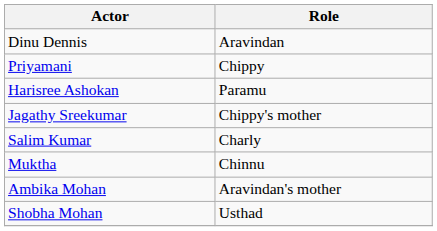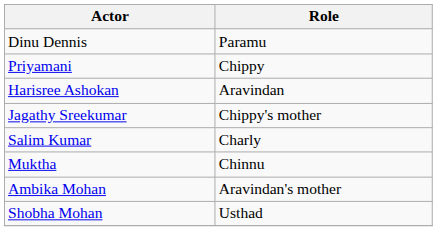(252, 41) Aravindan -> (243, 41) Paramu
(243, 90) Paramu -> (252, 90) Aravindan
